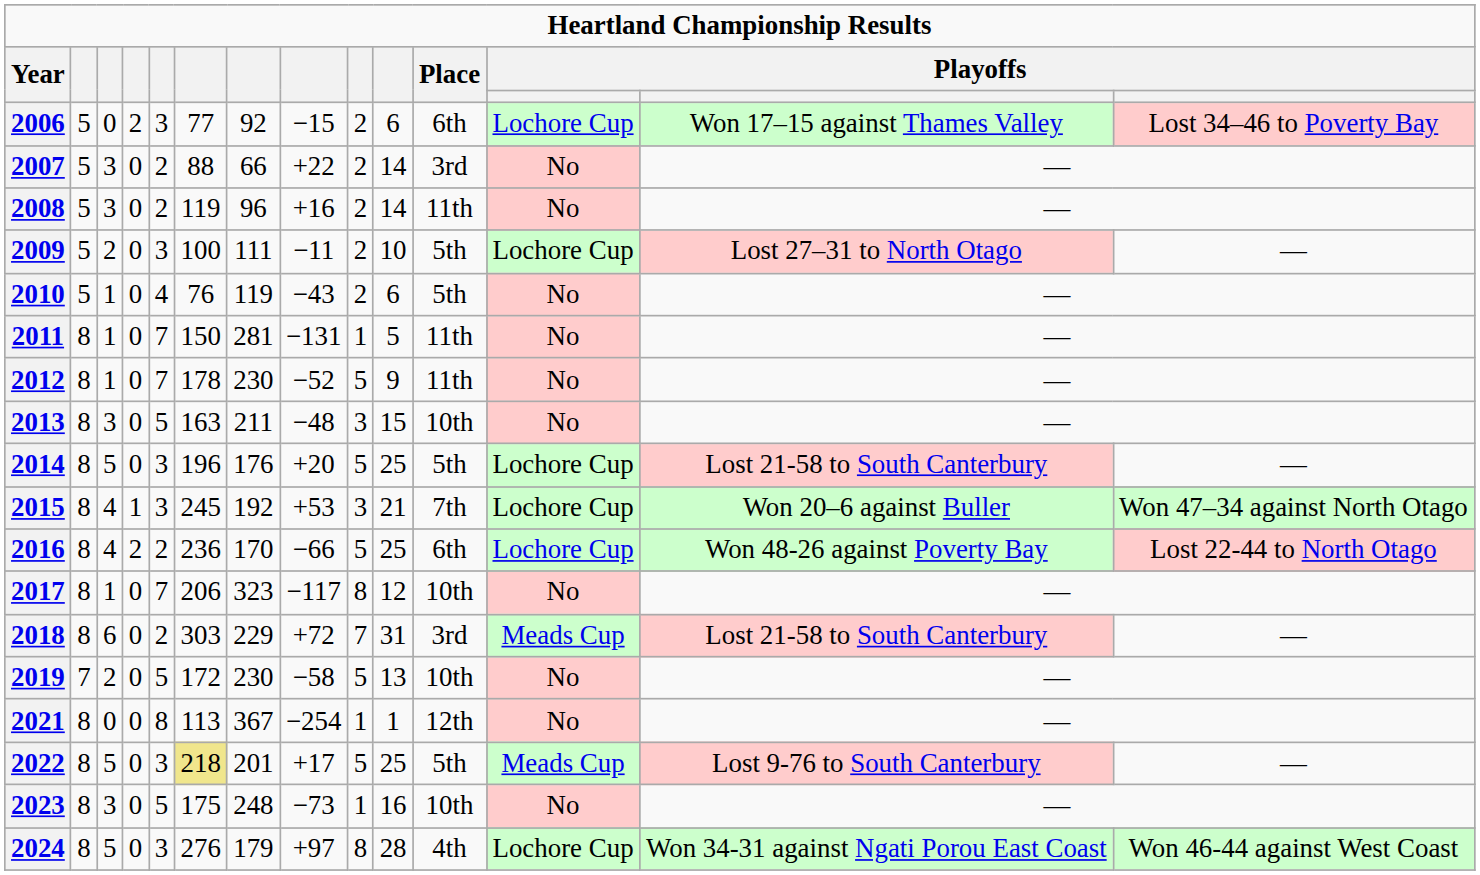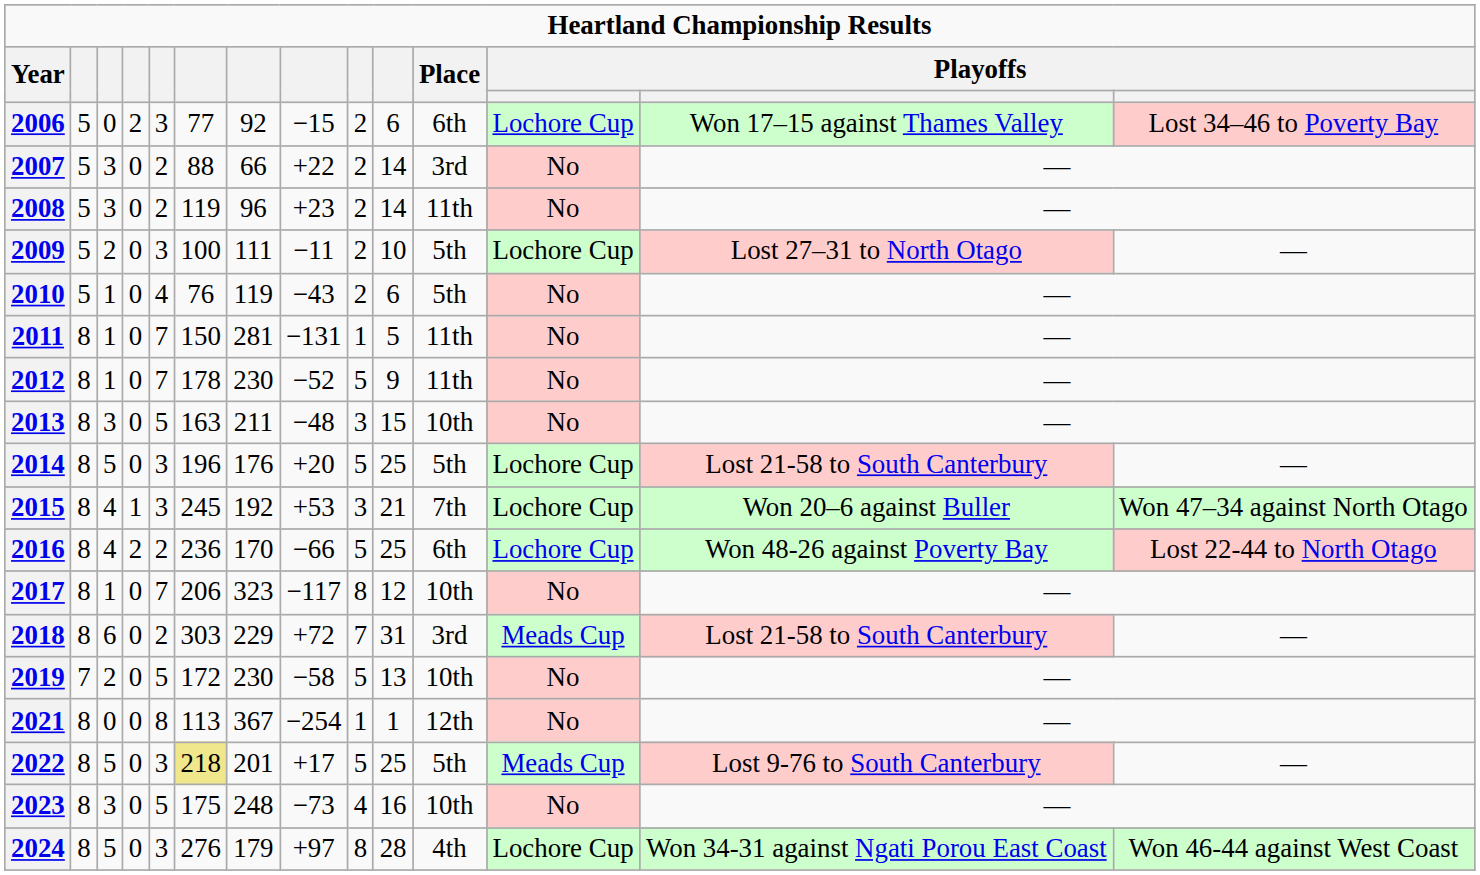(314, 208) +16 -> (314, 208) +23
(361, 805) 1 -> (361, 805) 4
